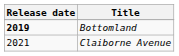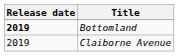(18, 43) 2021 -> (18, 43) 2019
